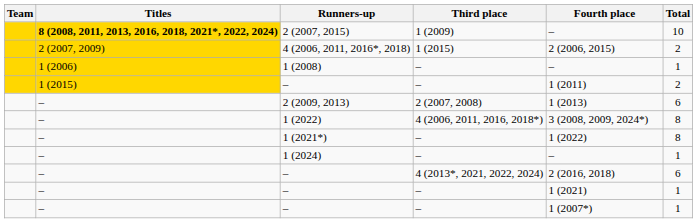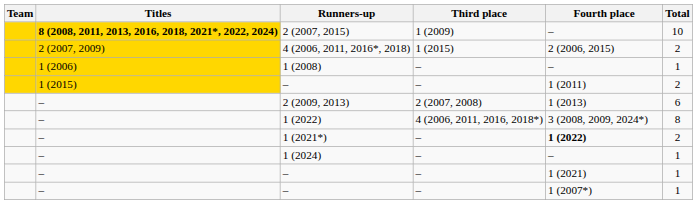(568, 137) normal -> (567, 137) bold
(678, 137) 8 -> (677, 137) 2
- row: (286, 173)
